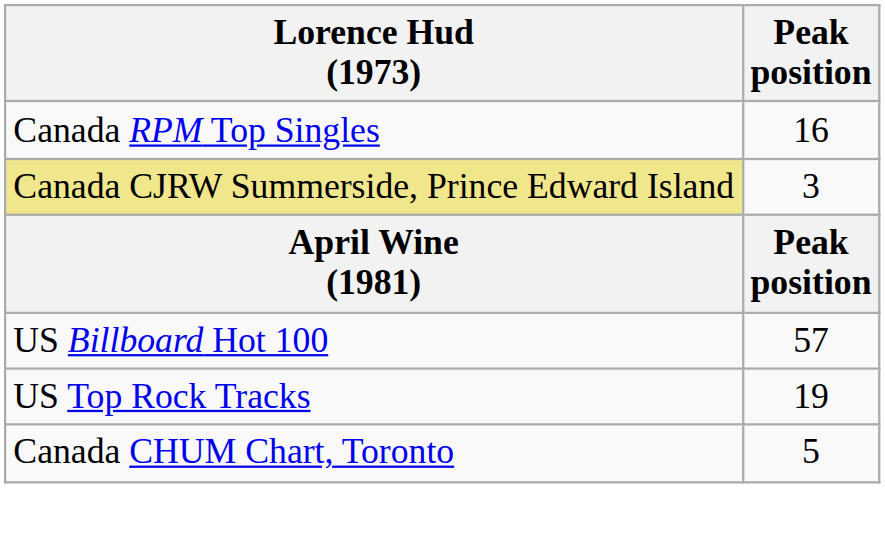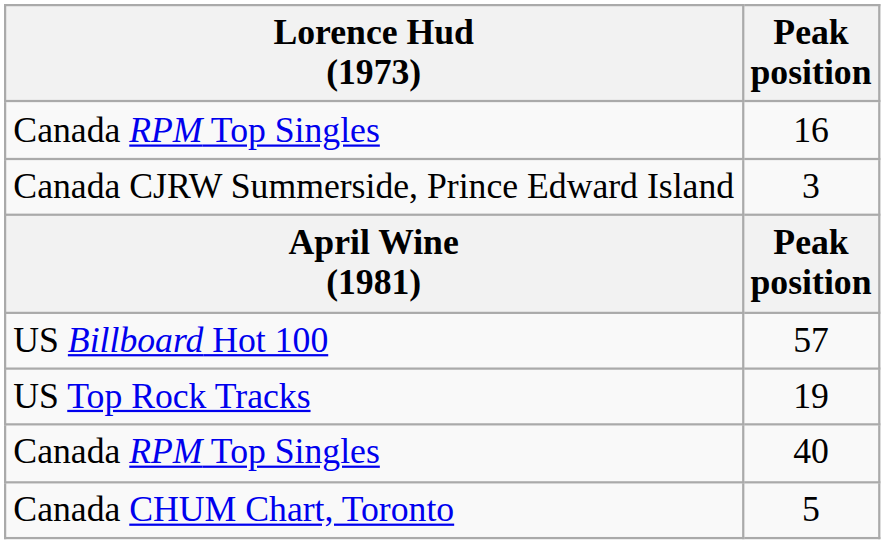(374, 186) khaki background -> (374, 186) no background
+ row: (811, 452)
